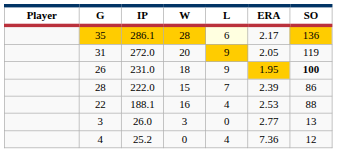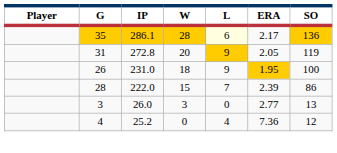(142, 53) 272.0 -> (142, 53) 272.8
(311, 70) bold -> (311, 70) normal
- row: (100, 104)
